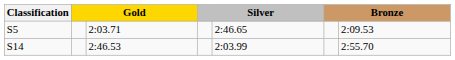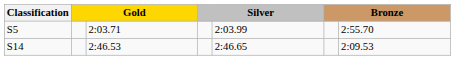(231, 30) 2:46.65 -> (231, 30) 2:03.99
(357, 30) 2:09.53 -> (357, 30) 2:55.70
(231, 47) 2:03.99 -> (231, 47) 2:46.65
(357, 47) 2:55.70 -> (357, 47) 2:09.53
